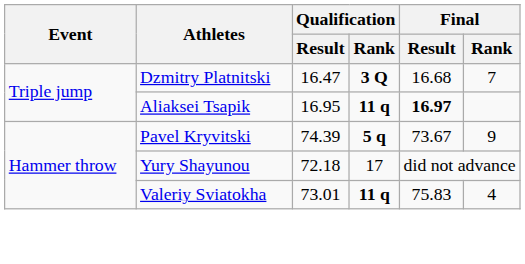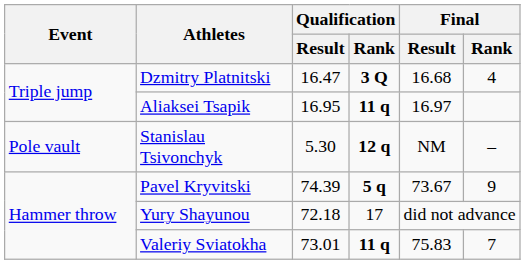(492, 77) 7 -> (492, 77) 4
(431, 107) bold -> (431, 107) normal
+ row: (181, 146)
(492, 194) 4 -> (492, 244) 7
